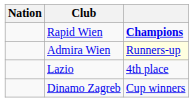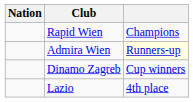(155, 32) bold -> (153, 32) normal
rows swapped: (60, 69) <-> (84, 87)
